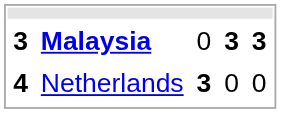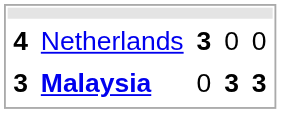rows swapped: (112, 83) <-> (96, 41)
